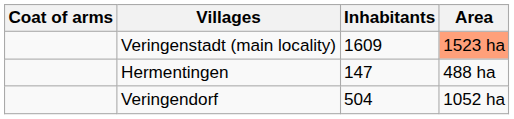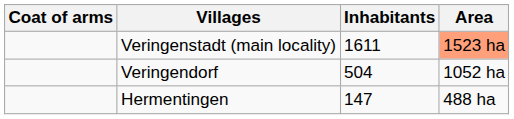(363, 45) 1609 -> (362, 45) 1611
rows swapped: (175, 72) <-> (170, 99)
